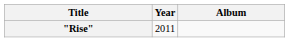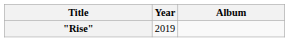(165, 28) 2011 -> (165, 28) 2019
